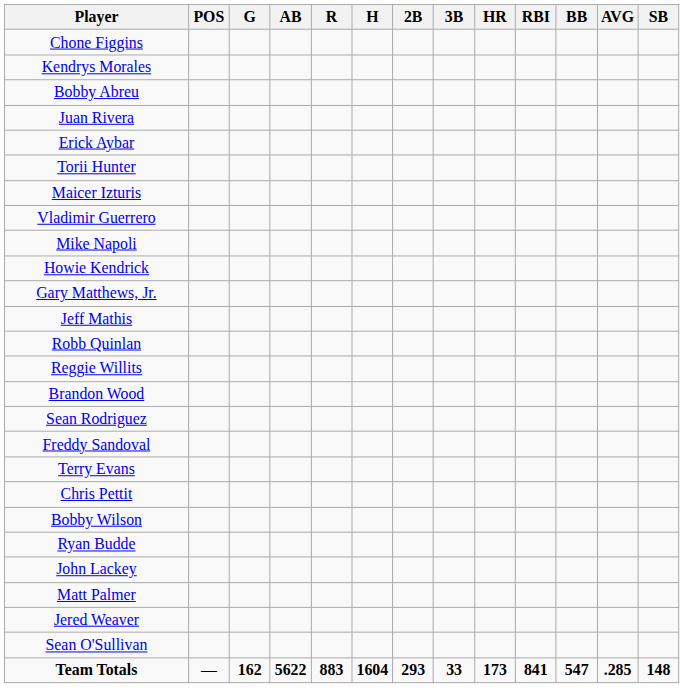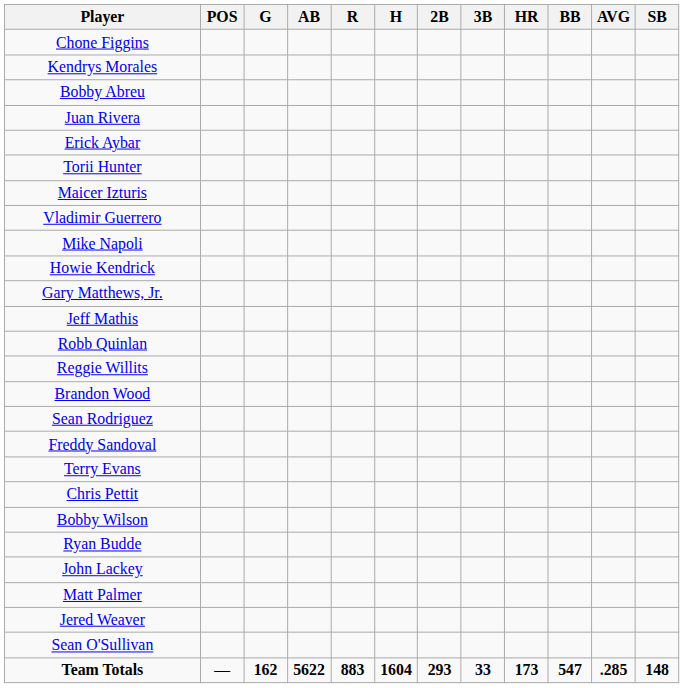- column: (536, 17)
